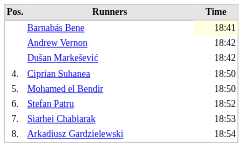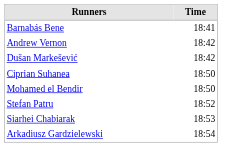- column: (15, 12)
(225, 28) lightyellow background -> (204, 28) no background
